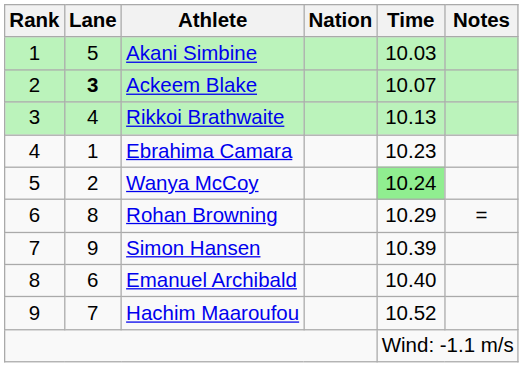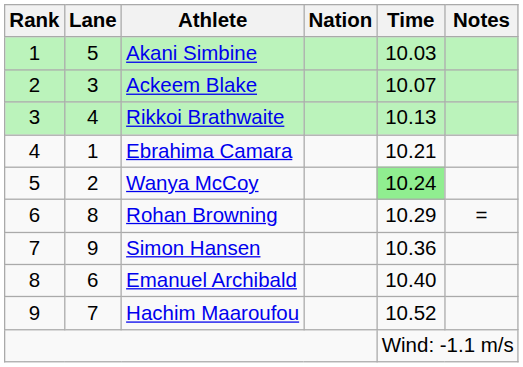(93, 85) bold -> (93, 85) normal
(411, 150) 10.23 -> (411, 150) 10.21
(411, 248) 10.39 -> (411, 248) 10.36
